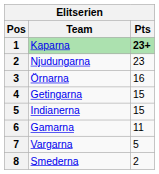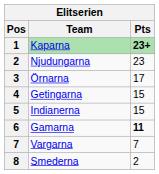(139, 78) 16 -> (139, 78) 17
(138, 128) normal -> (138, 128) bold
(136, 144) 5 -> (136, 144) 7
